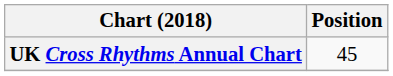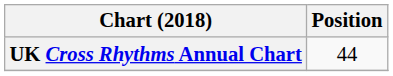(347, 53) 45 -> (347, 53) 44
